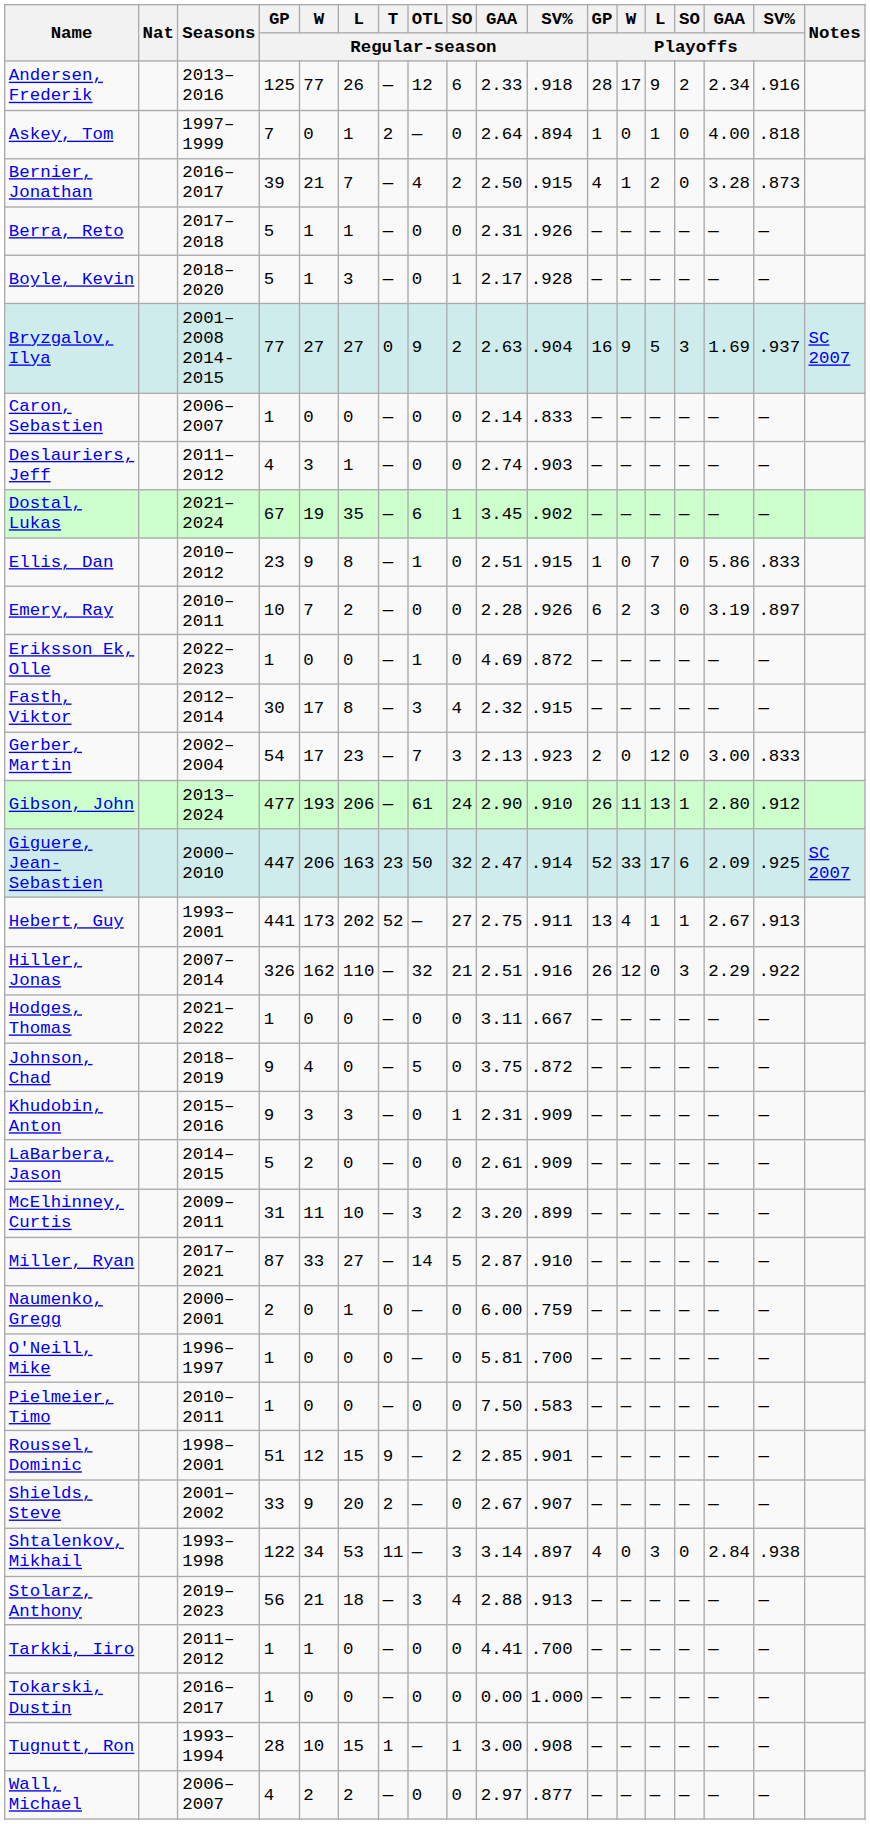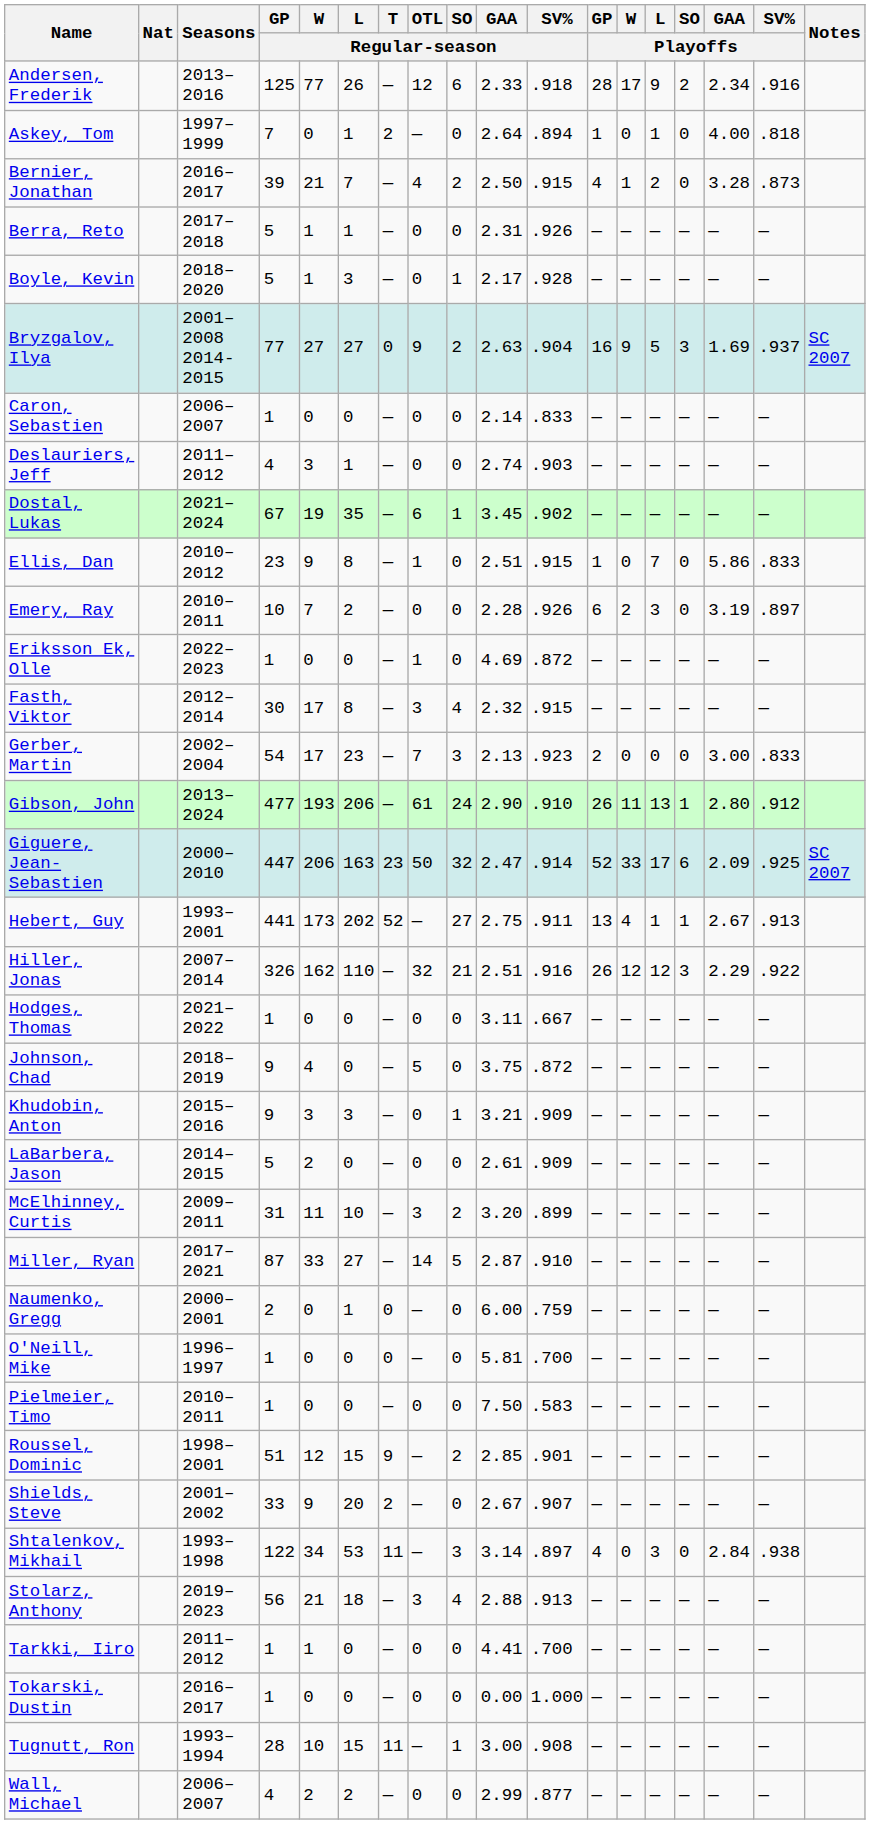(660, 756) 12 -> (655, 756) 0
(655, 970) 0 -> (660, 970) 12
(502, 1116) 2.31 -> (502, 1116) 3.21
(388, 1746) 1 -> (393, 1746) 11
(502, 1795) 2.97 -> (502, 1795) 2.99
